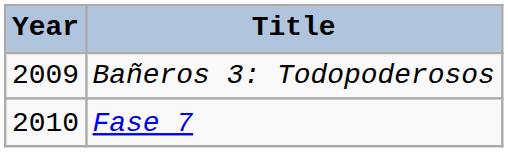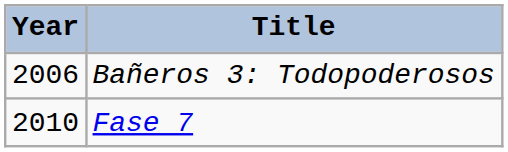(45, 75) 2009 -> (45, 75) 2006
